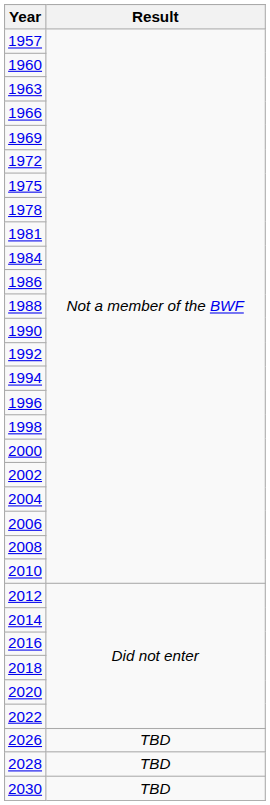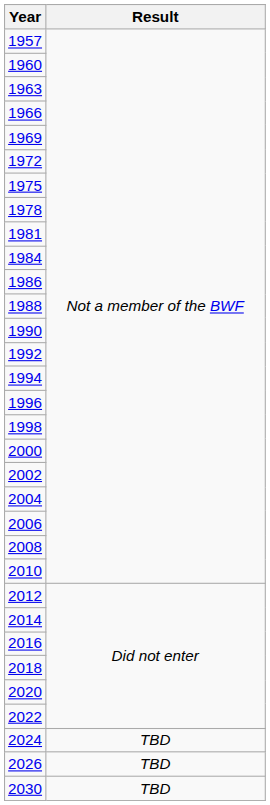+ row: (25, 740)
- row: (25, 765)
